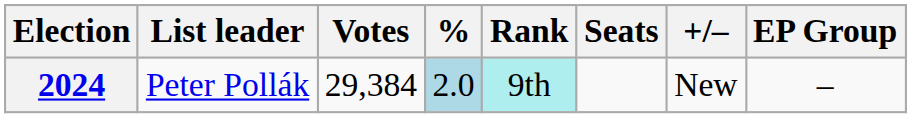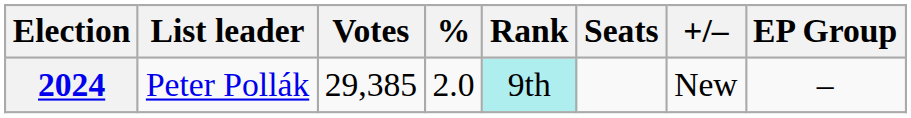(371, 84) 29,384 -> (371, 84) 29,385
(454, 84) lightblue background -> (454, 84) no background
